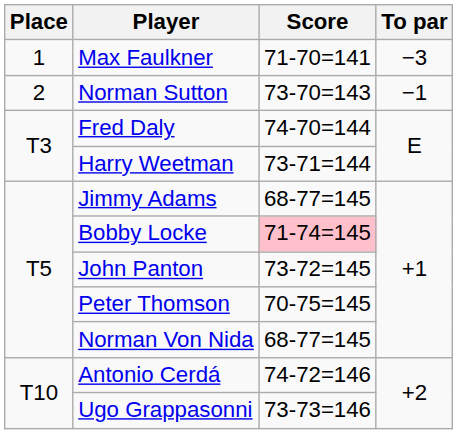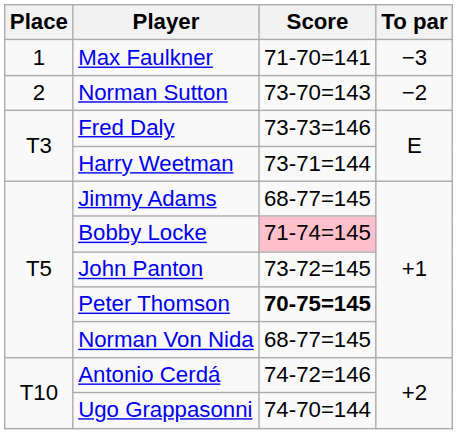(414, 92) −1 -> (414, 92) −2
(317, 127) 74-70=144 -> (317, 127) 73-73=146
(317, 304) normal -> (317, 304) bold
(317, 410) 73-73=146 -> (317, 410) 74-70=144
